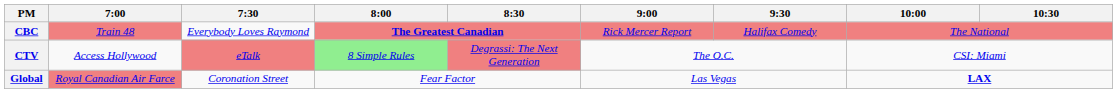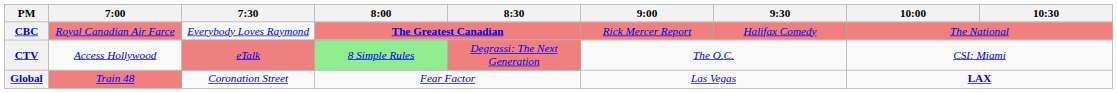(115, 31) Train 48 -> (115, 31) Royal Canadian Air Farce
(115, 79) Royal Canadian Air Farce -> (115, 79) Train 48
